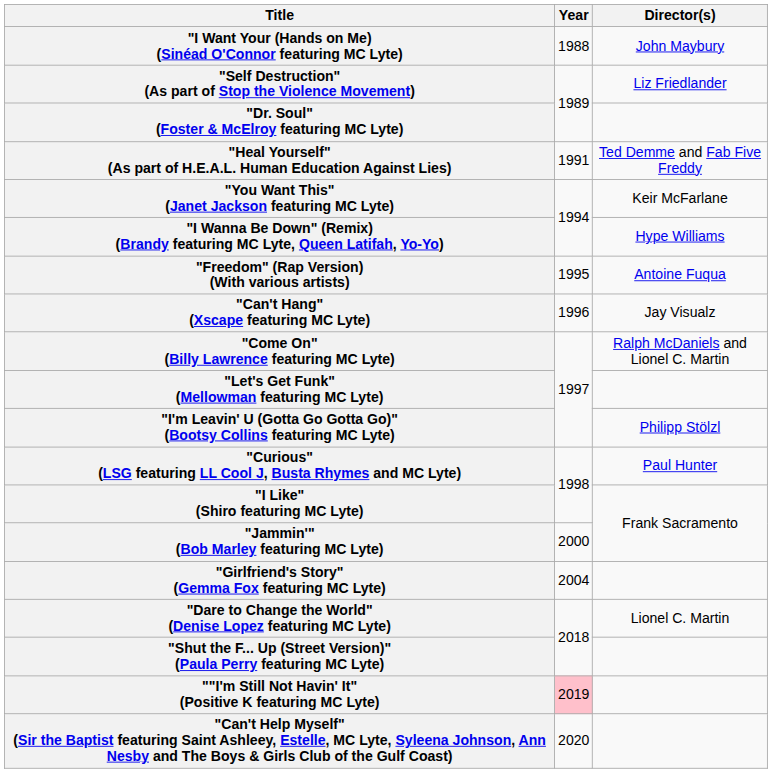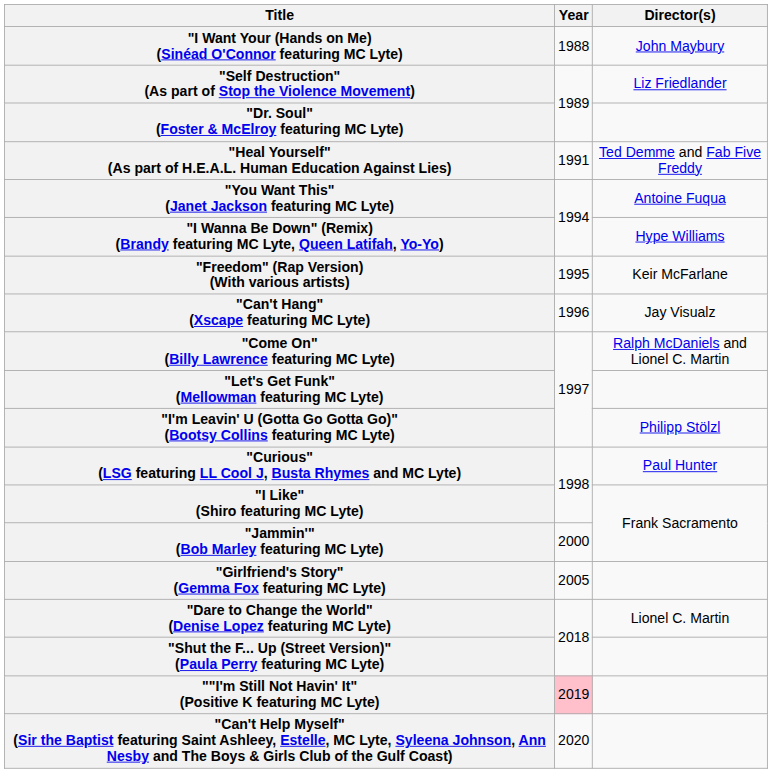(680, 198) Keir McFarlane -> (680, 198) Antoine Fuqua
(680, 274) Antoine Fuqua -> (680, 274) Keir McFarlane
(574, 580) 2004 -> (574, 580) 2005
